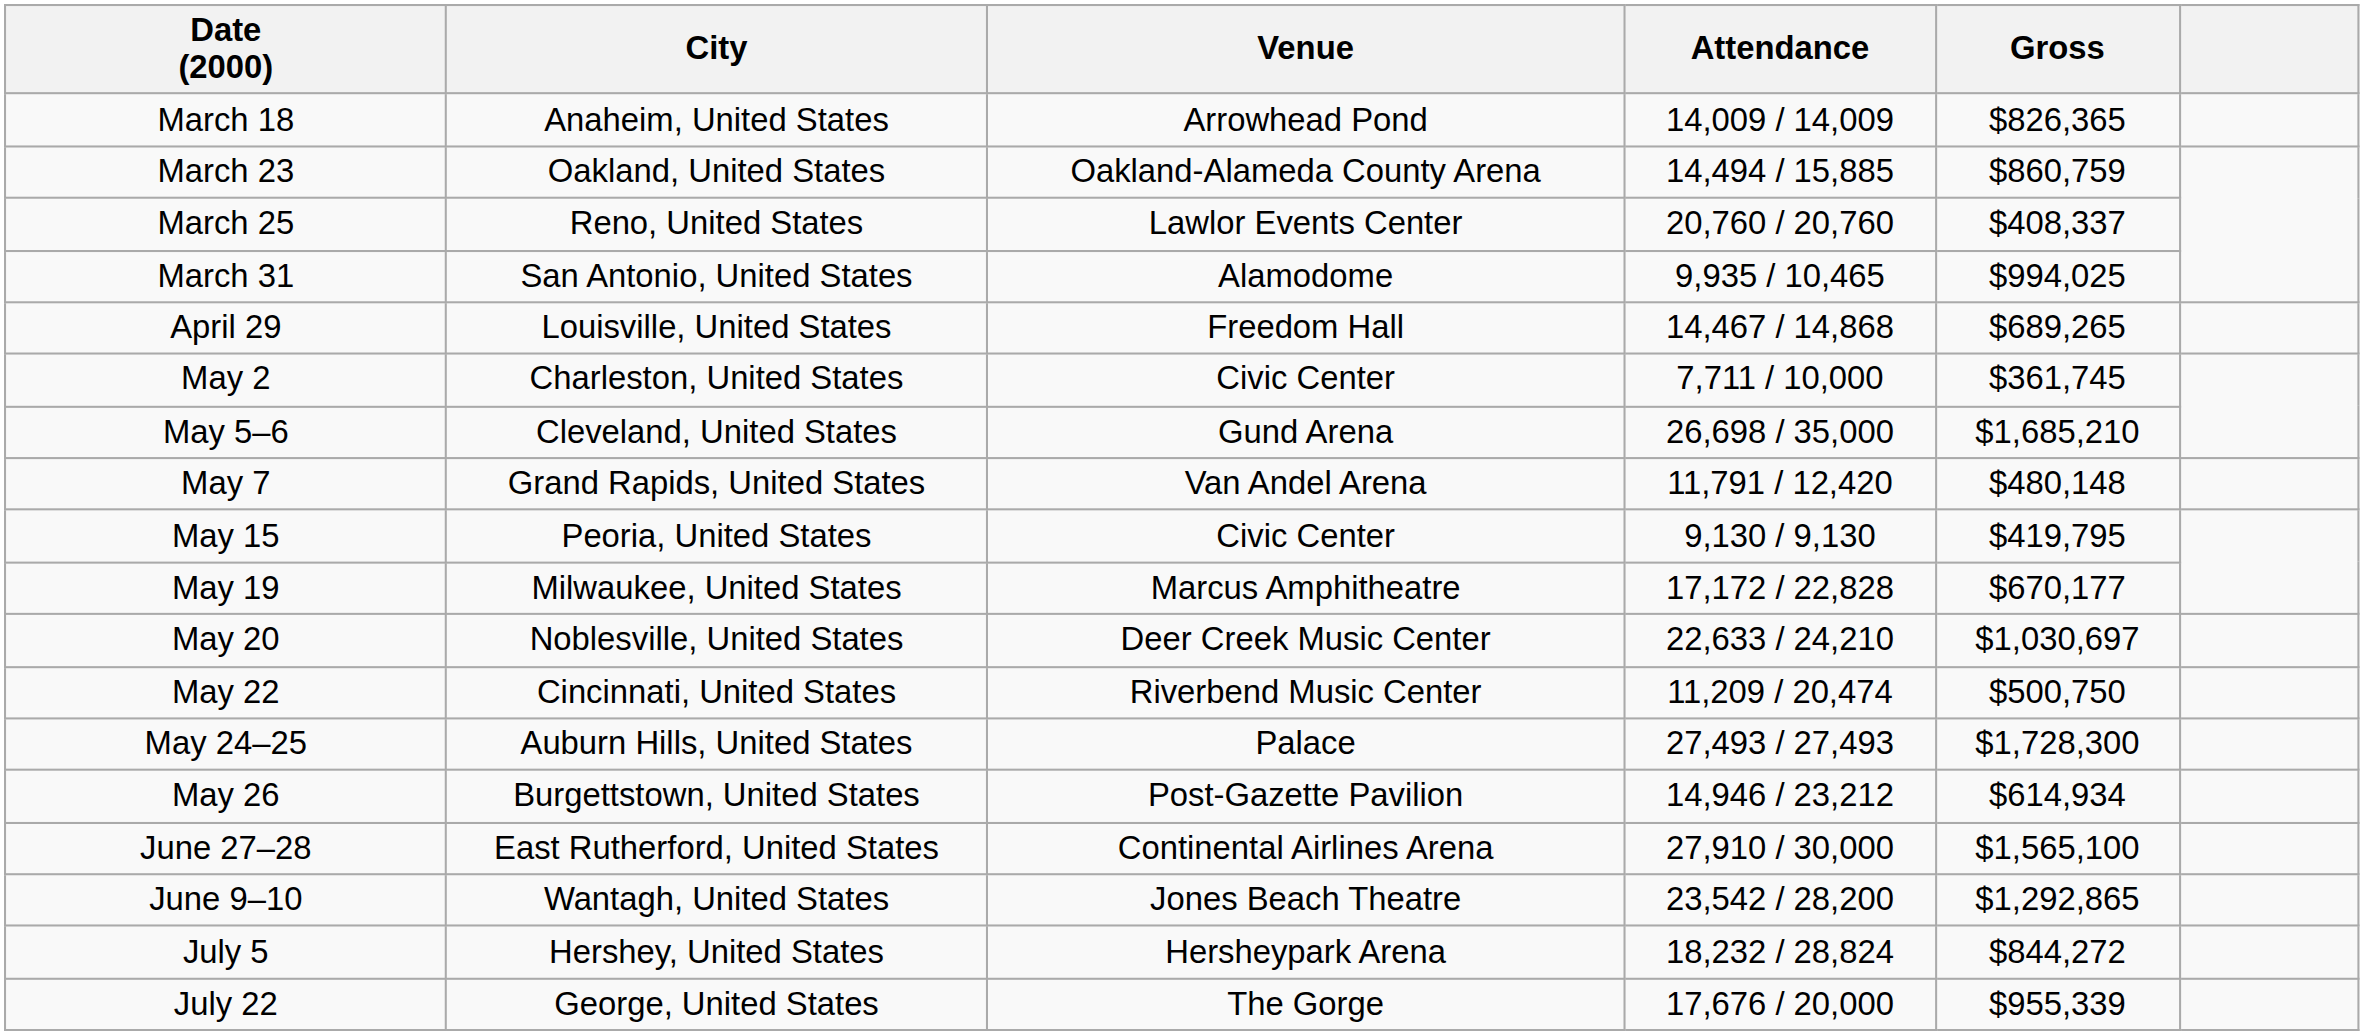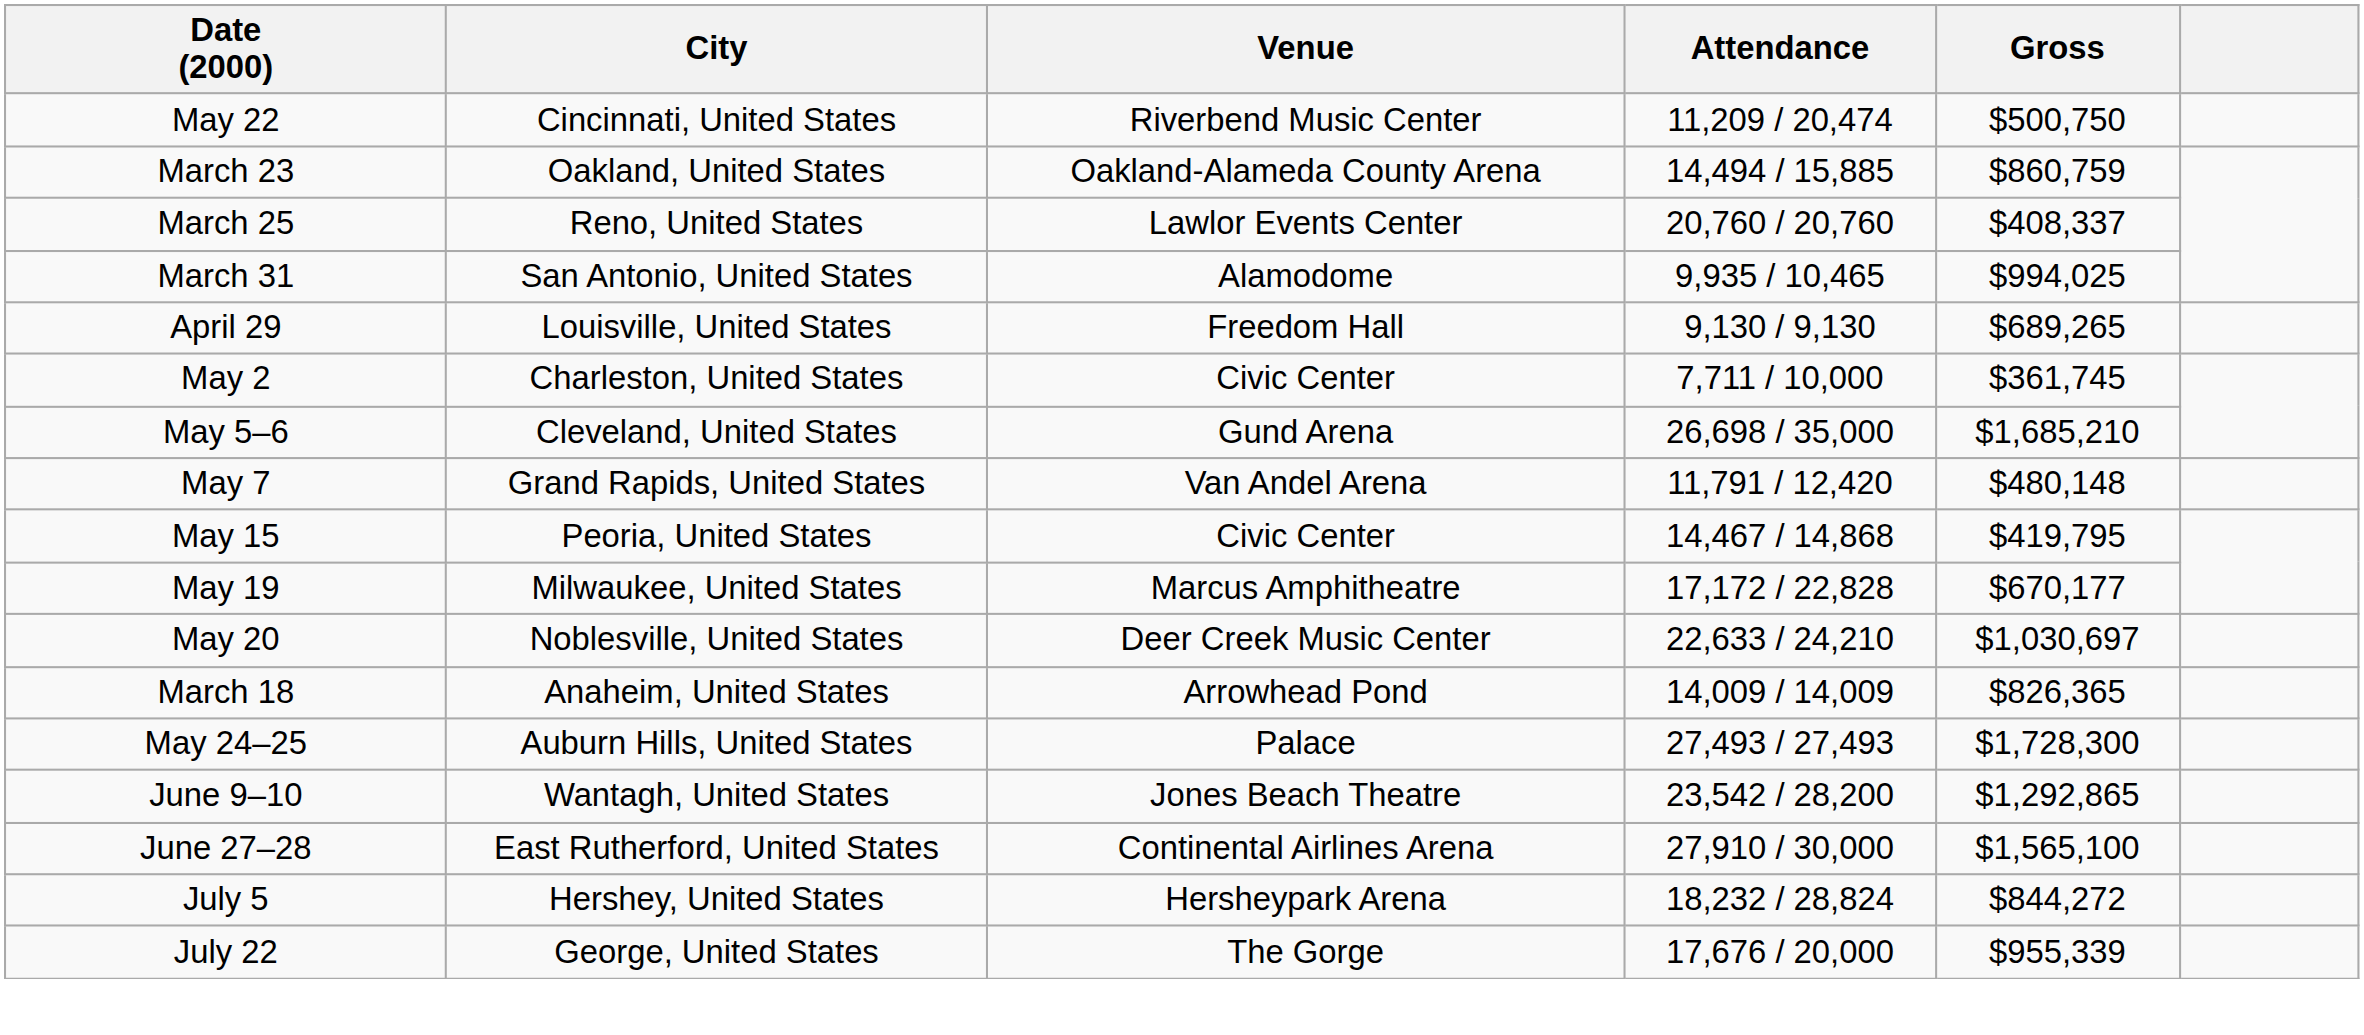rows swapped: (226, 119) <-> (226, 691)
(1780, 327) 14,467 / 14,868 -> (1780, 327) 9,130 / 9,130
(1780, 535) 9,130 / 9,130 -> (1780, 535) 14,467 / 14,868
- row: (226, 795)
rows swapped: (226, 899) <-> (226, 847)
